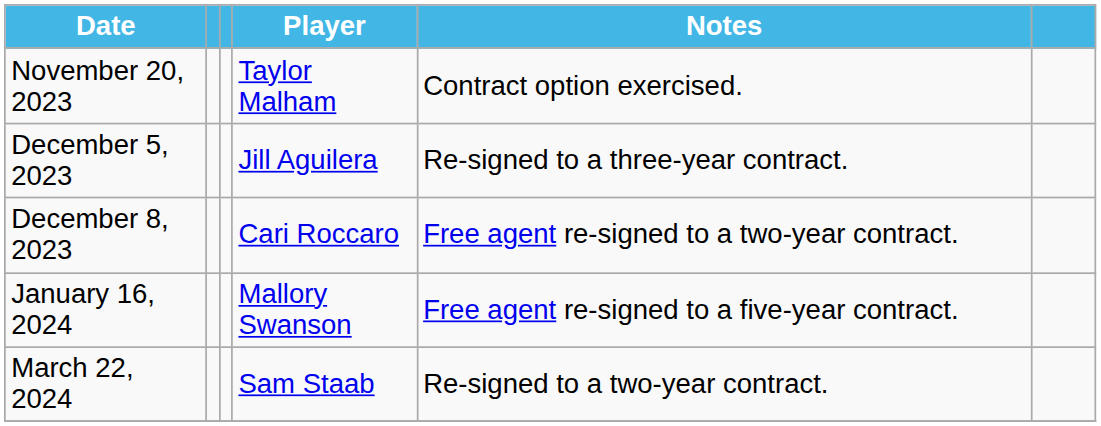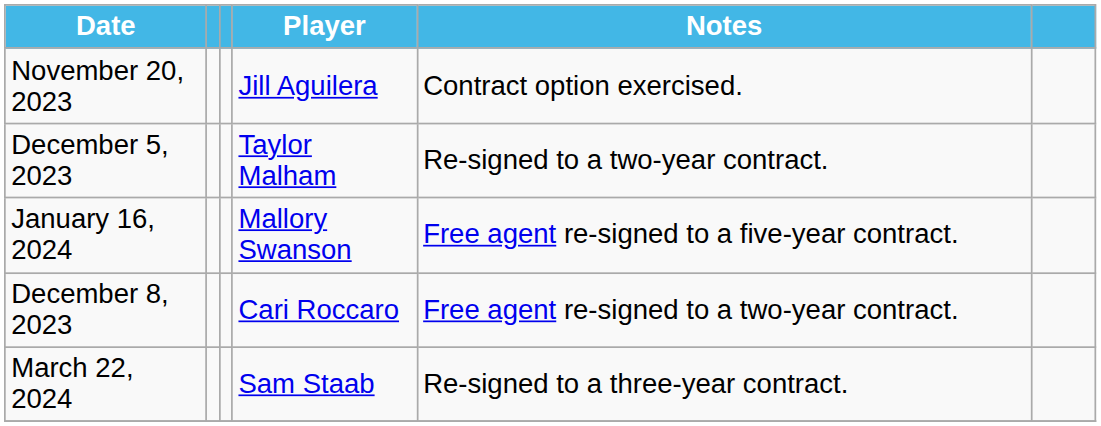(287, 85) Taylor Malham -> (308, 85) Jill Aguilera
(308, 160) Jill Aguilera -> (287, 160) Taylor Malham
(636, 160) Re-signed to a three-year contract. -> (626, 160) Re-signed to a two-year contract.
rows swapped: (90, 234) <-> (83, 309)
(626, 383) Re-signed to a two-year contract. -> (636, 383) Re-signed to a three-year contract.
